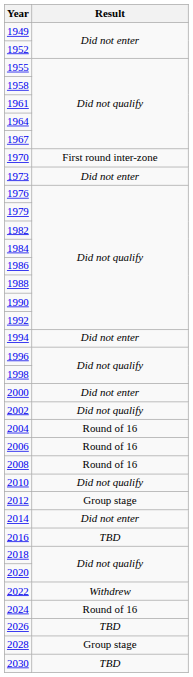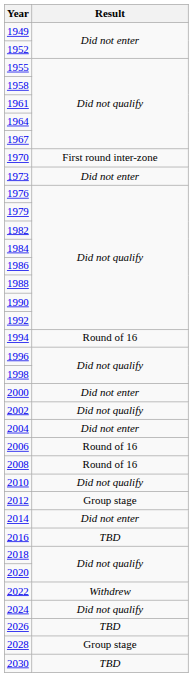(110, 338) Did not enter -> (110, 338) Round of 16
(110, 429) Round of 16 -> (110, 429) Did not enter
(110, 609) Round of 16 -> (110, 609) Did not qualify
